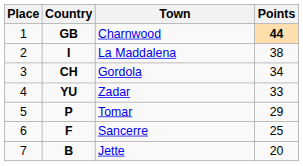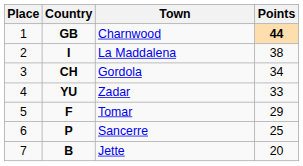(69, 111) P -> (69, 111) F
(69, 131) F -> (69, 131) P
